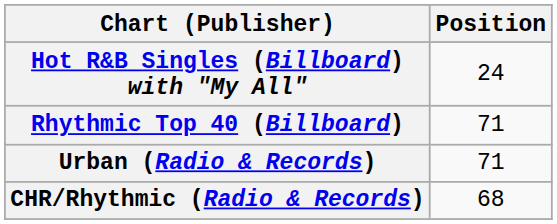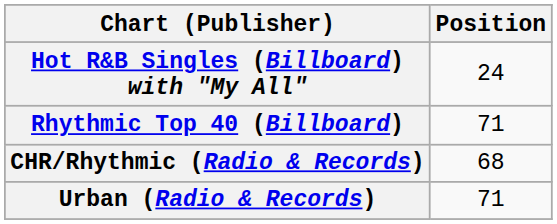rows swapped: (218, 200) <-> (217, 163)
